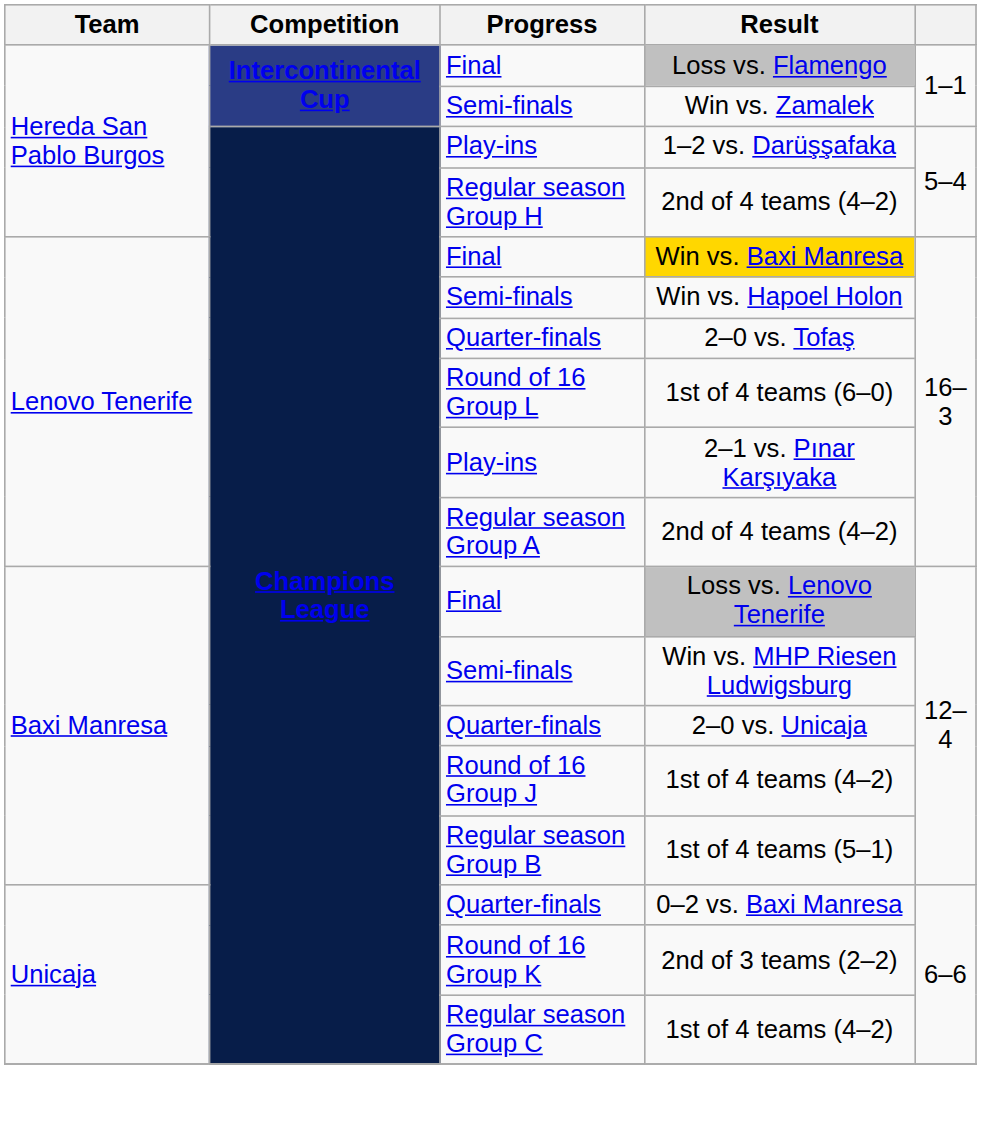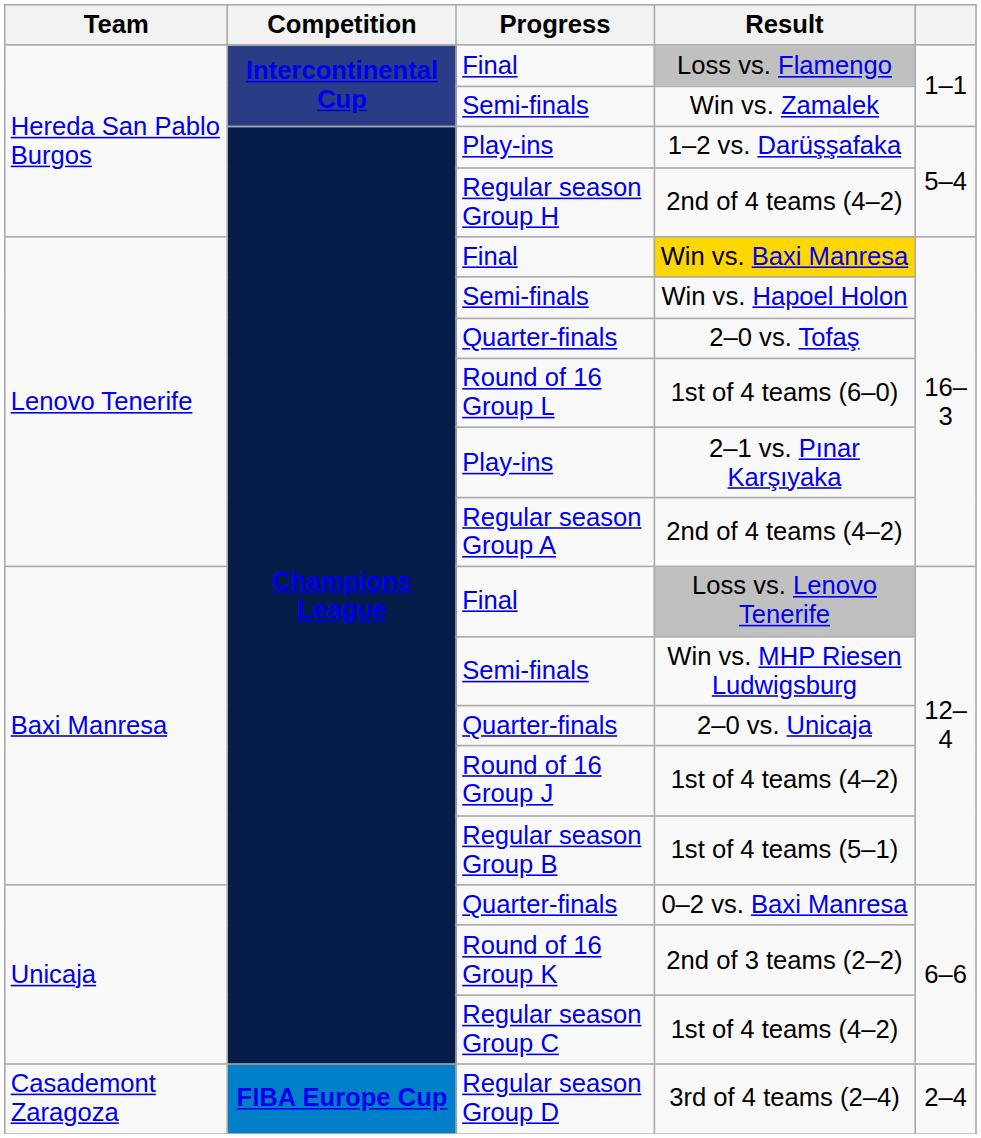+ row: (552, 1098)
